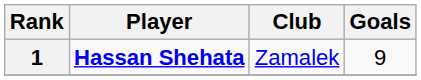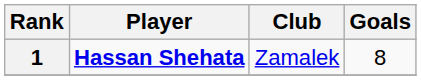(380, 57) 9 -> (380, 57) 8
